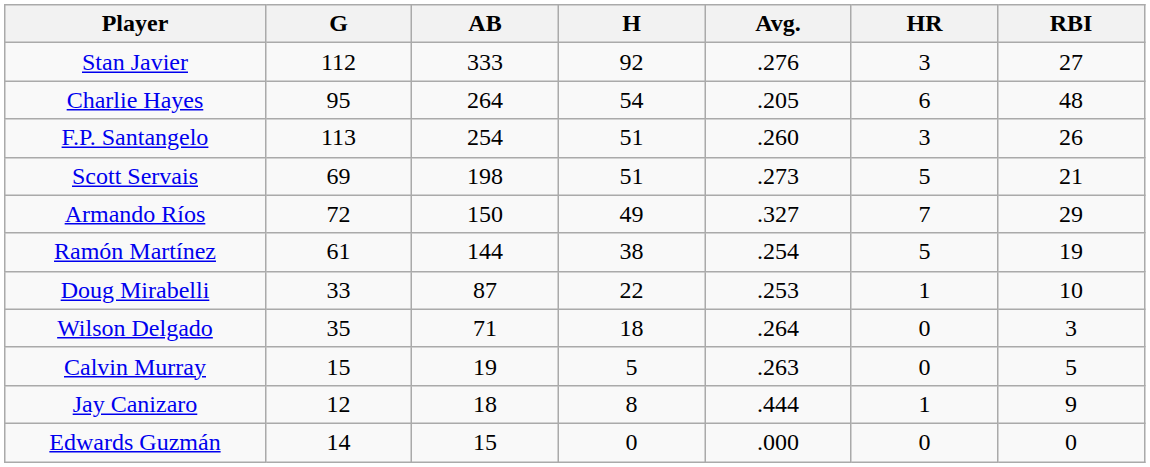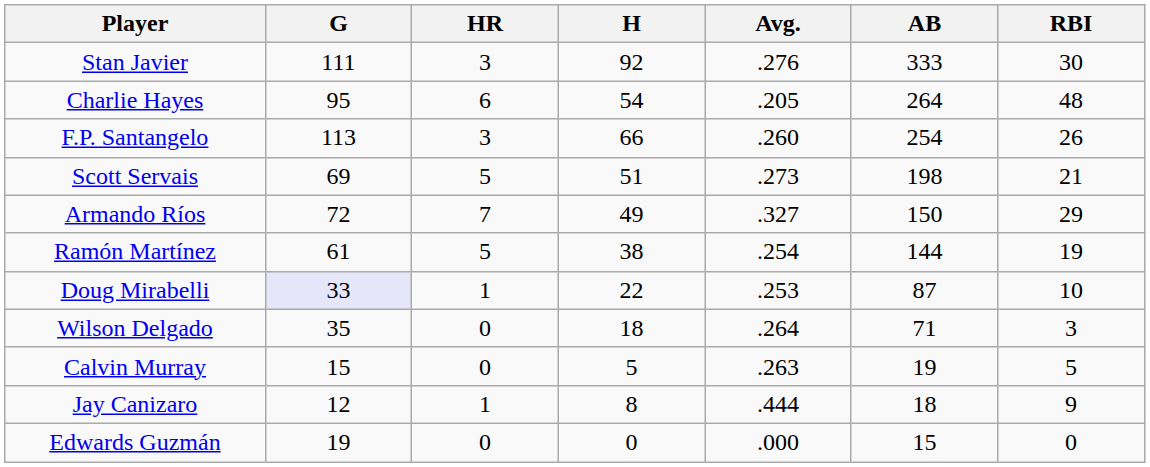columns swapped: (485, 23) <-> (925, 23)
(338, 61) 112 -> (338, 61) 111
(1071, 61) 27 -> (1071, 61) 30
(631, 137) 51 -> (631, 137) 66
(338, 289) no background -> (338, 289) lavender background
(338, 442) 14 -> (338, 442) 19
